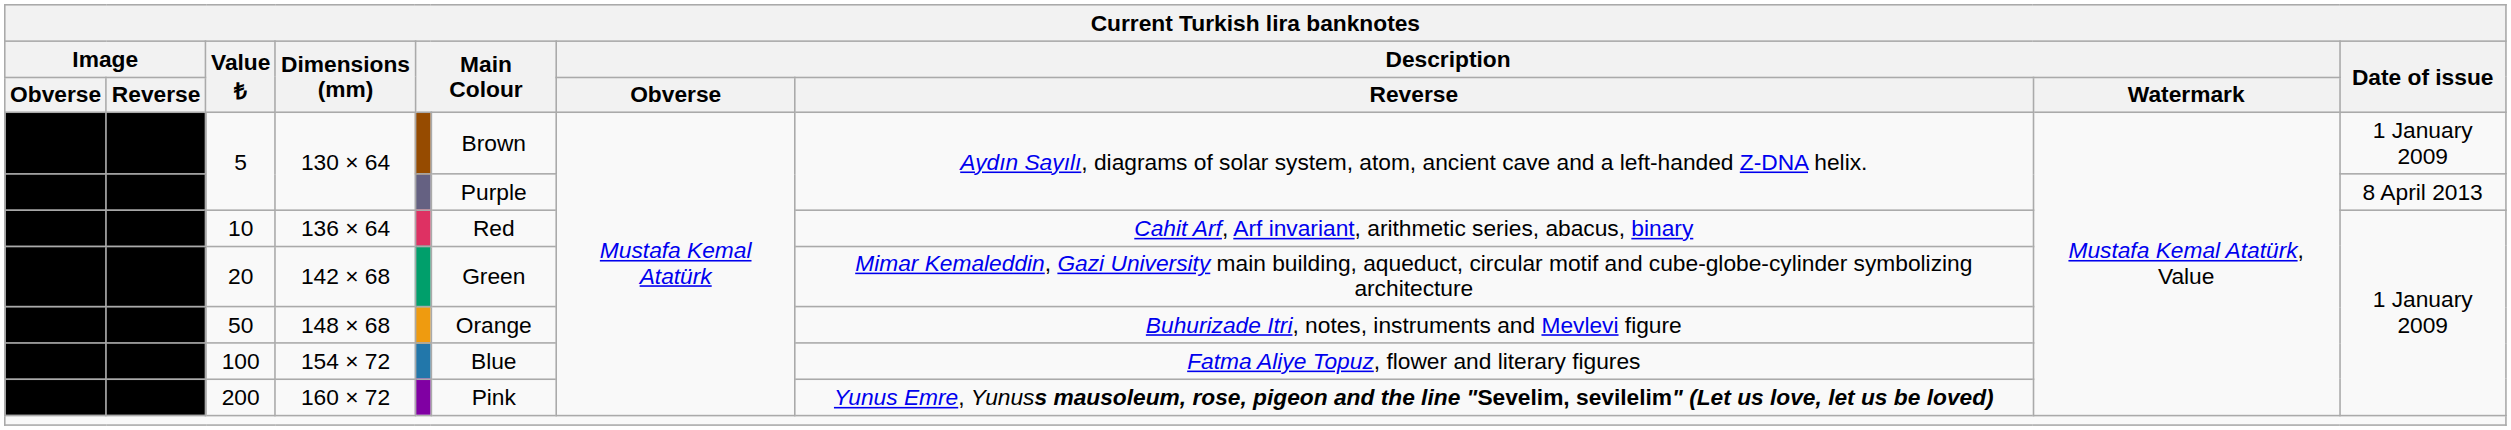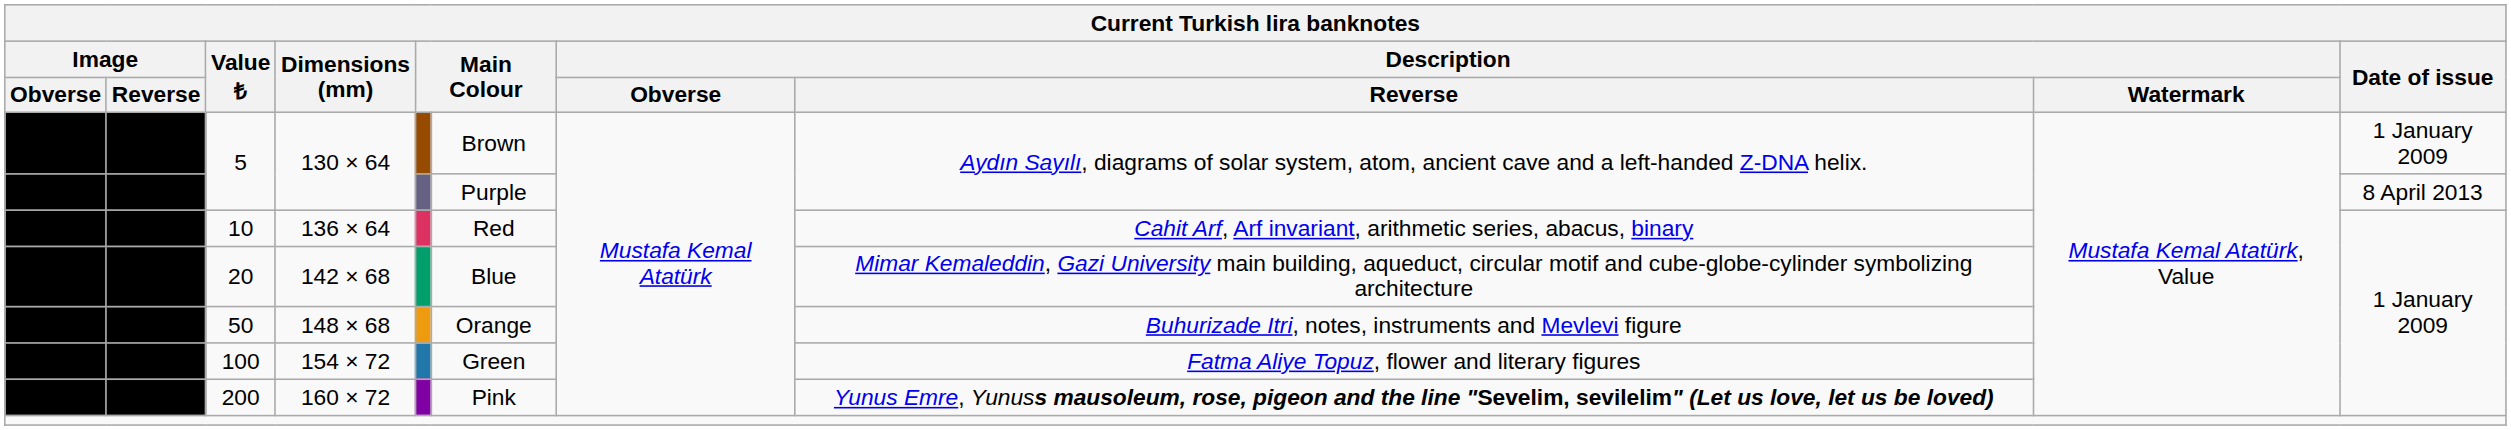(494, 277) Green -> (494, 277) Blue
(494, 361) Blue -> (494, 361) Green
